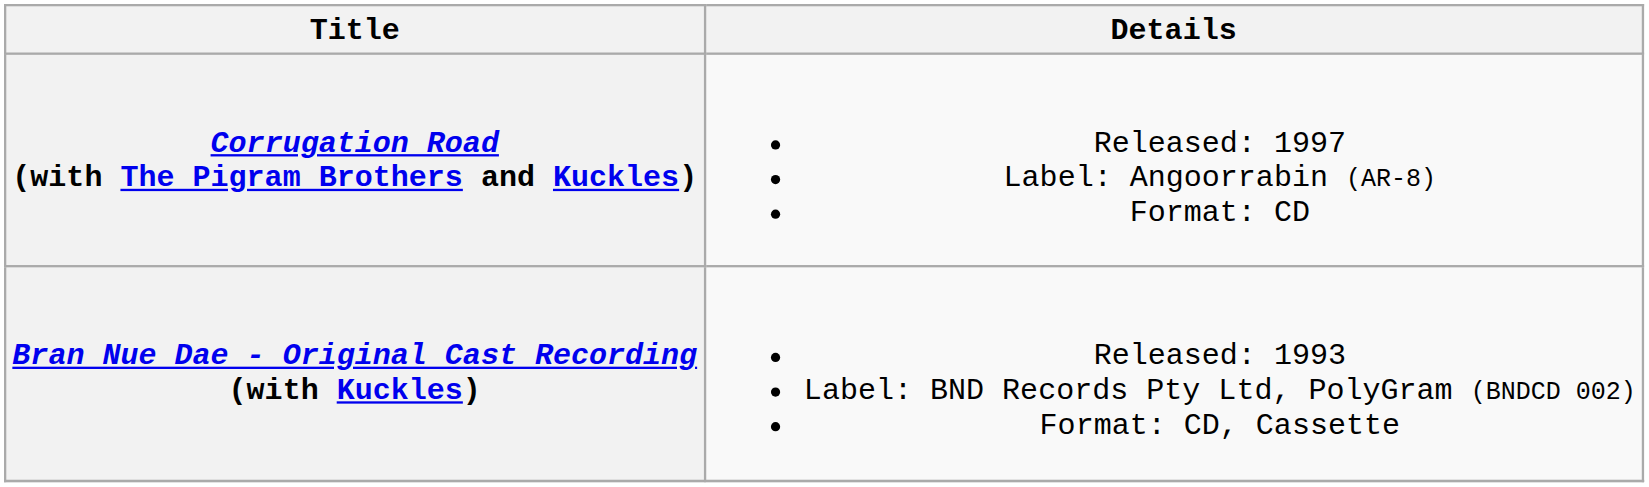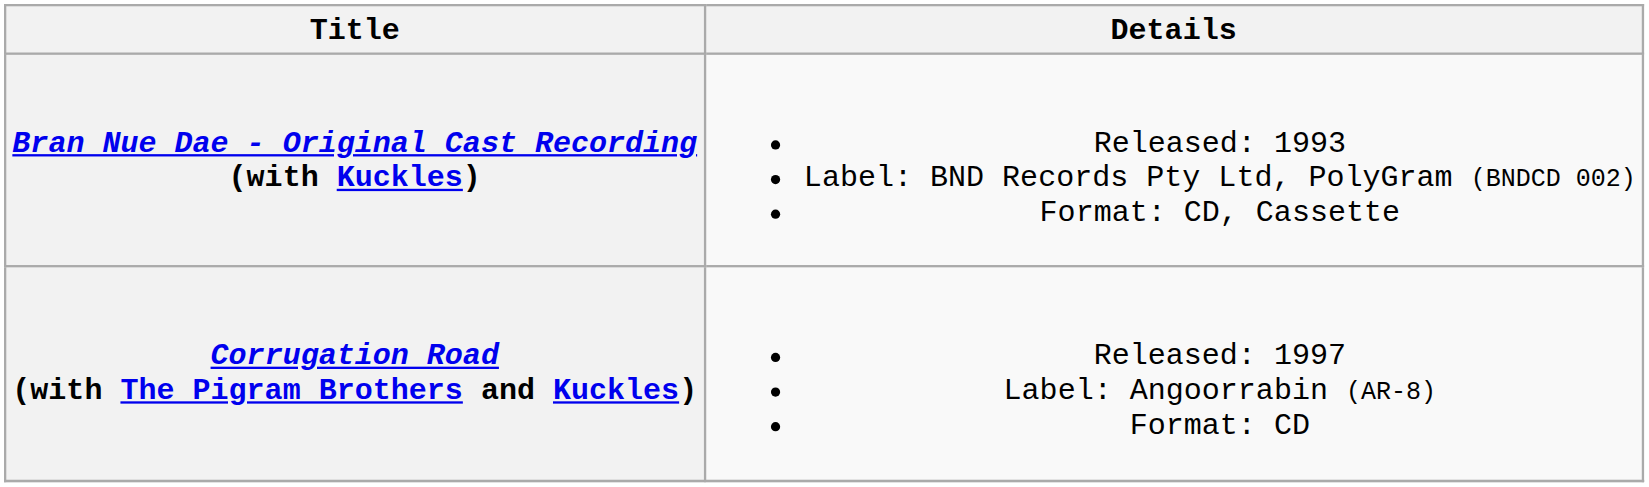rows swapped: (355, 374) <-> (355, 161)
